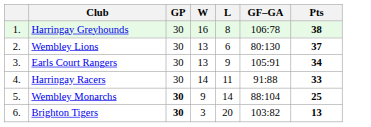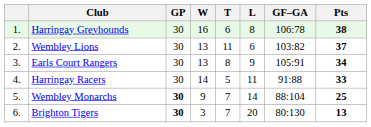+ column: (228, 12)
(265, 46) 80:130 -> (290, 46) 103:82
(265, 113) 103:82 -> (290, 113) 80:130
